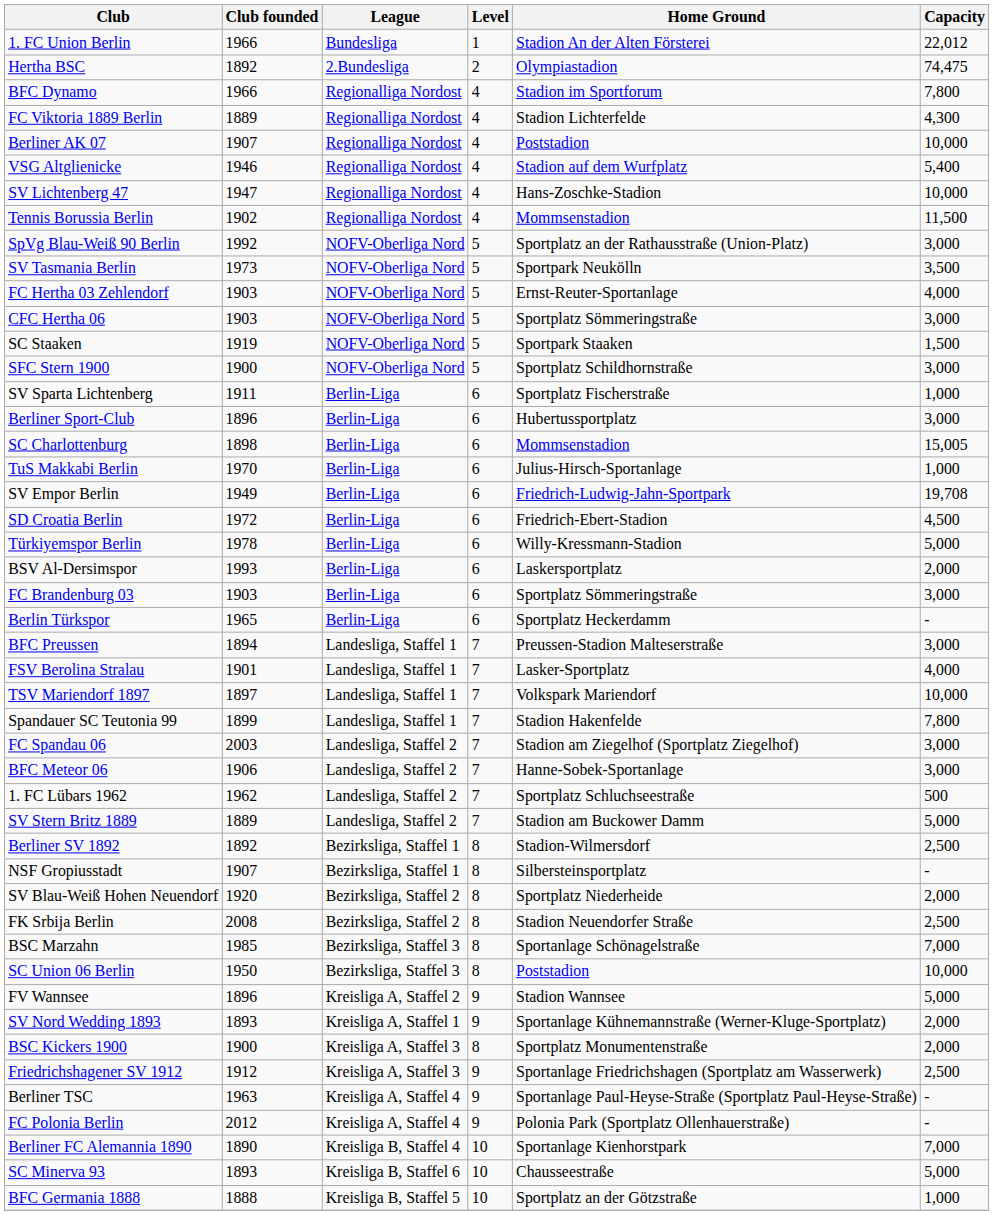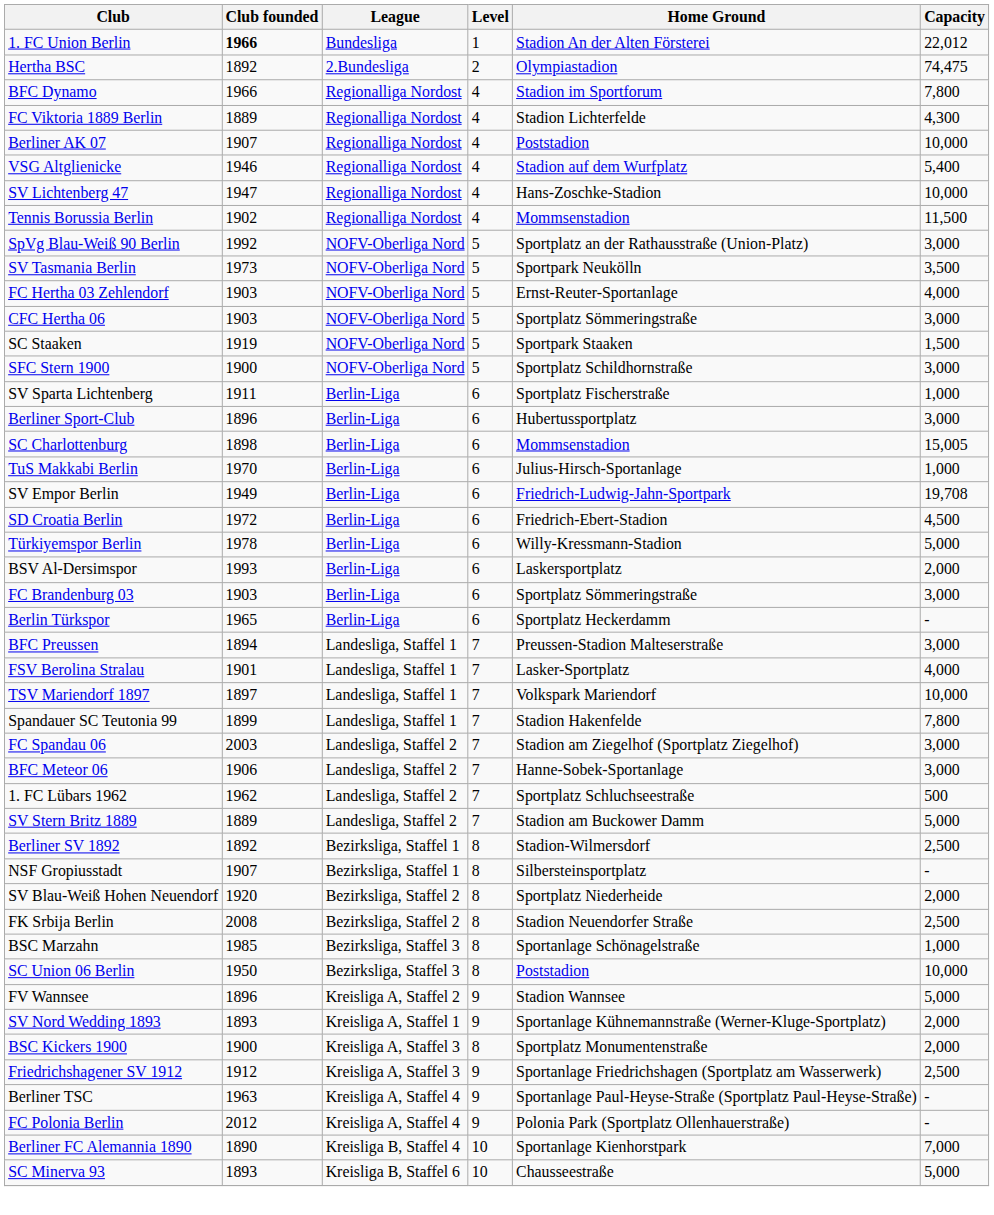(241, 42) normal -> (241, 42) bold
(942, 946) 7,000 -> (942, 946) 1,000
- row: (74, 1197)
